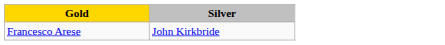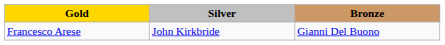+ column: (367, 13)
